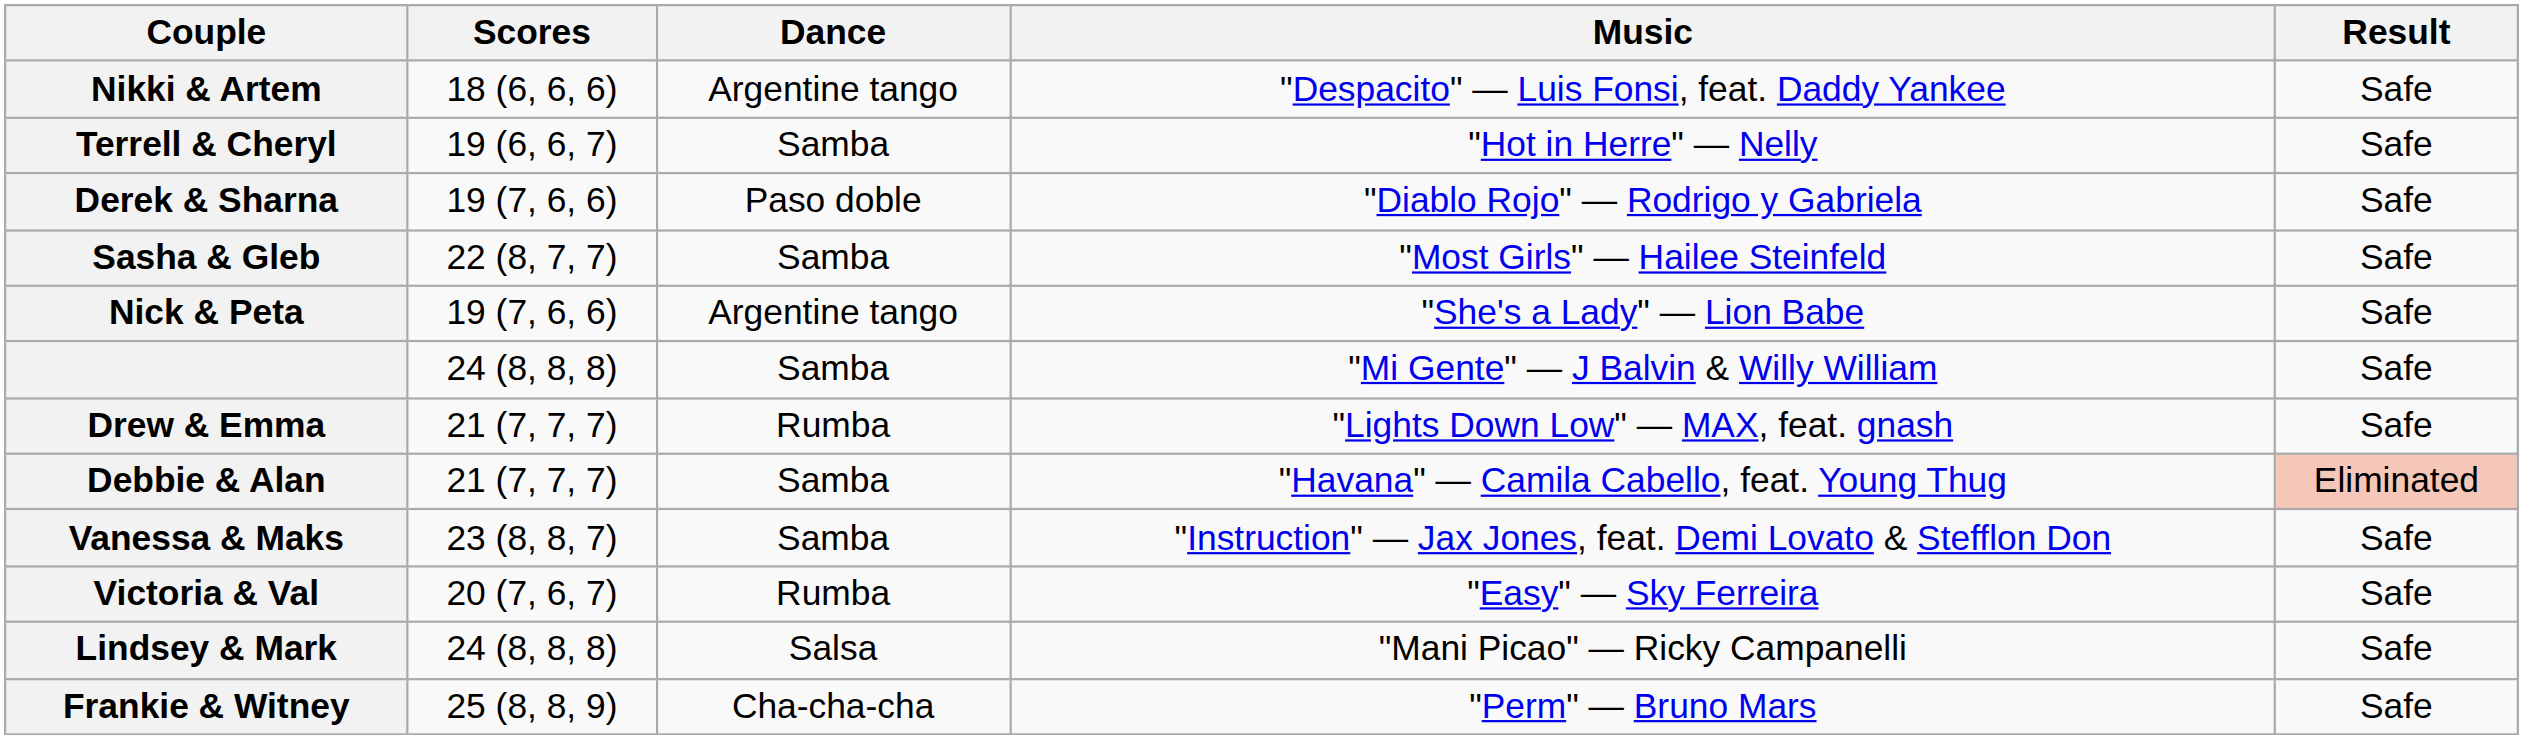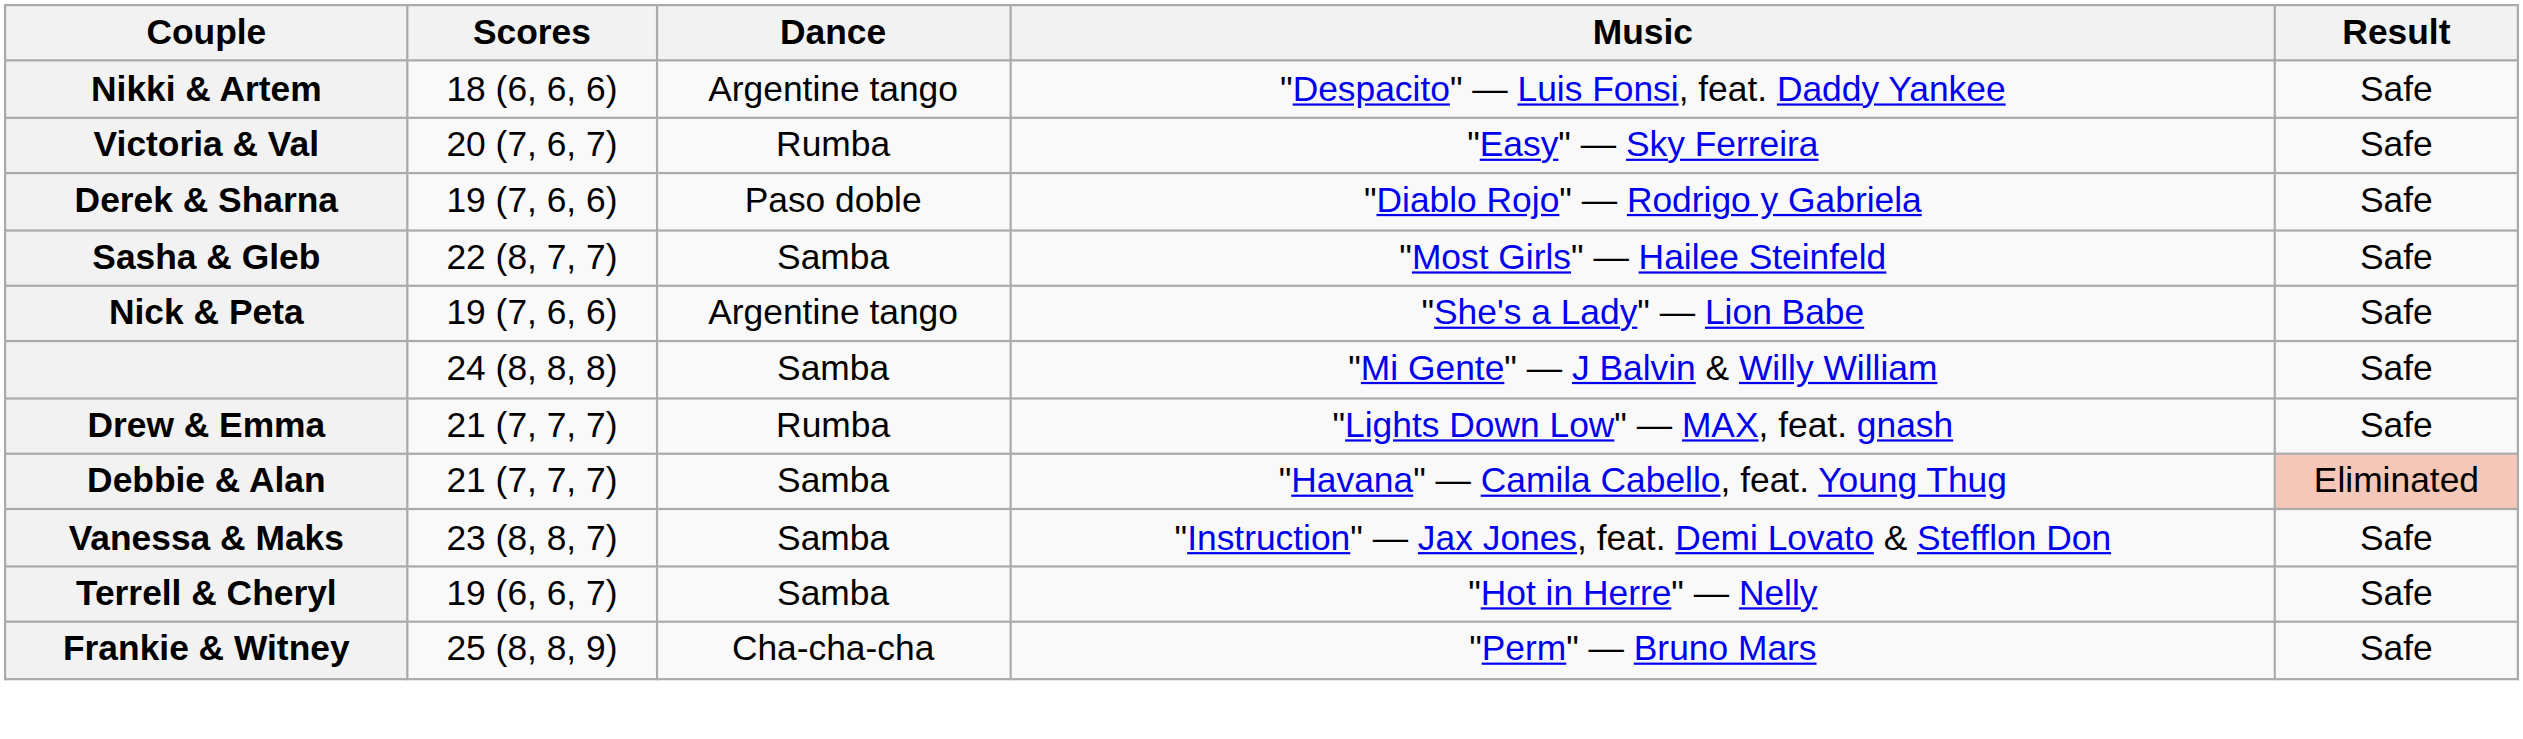rows swapped: (206, 593) <-> (206, 144)
- row: (206, 649)
